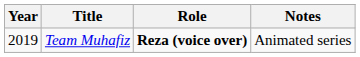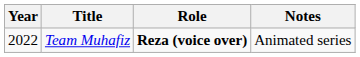(23, 40) 2019 -> (23, 40) 2022
